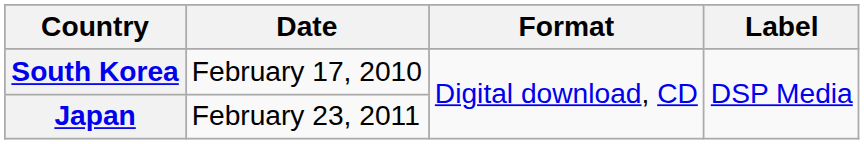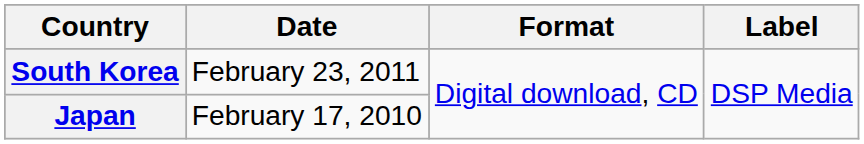(307, 71) February 17, 2010 -> (306, 71) February 23, 2011
(306, 116) February 23, 2011 -> (307, 116) February 17, 2010
